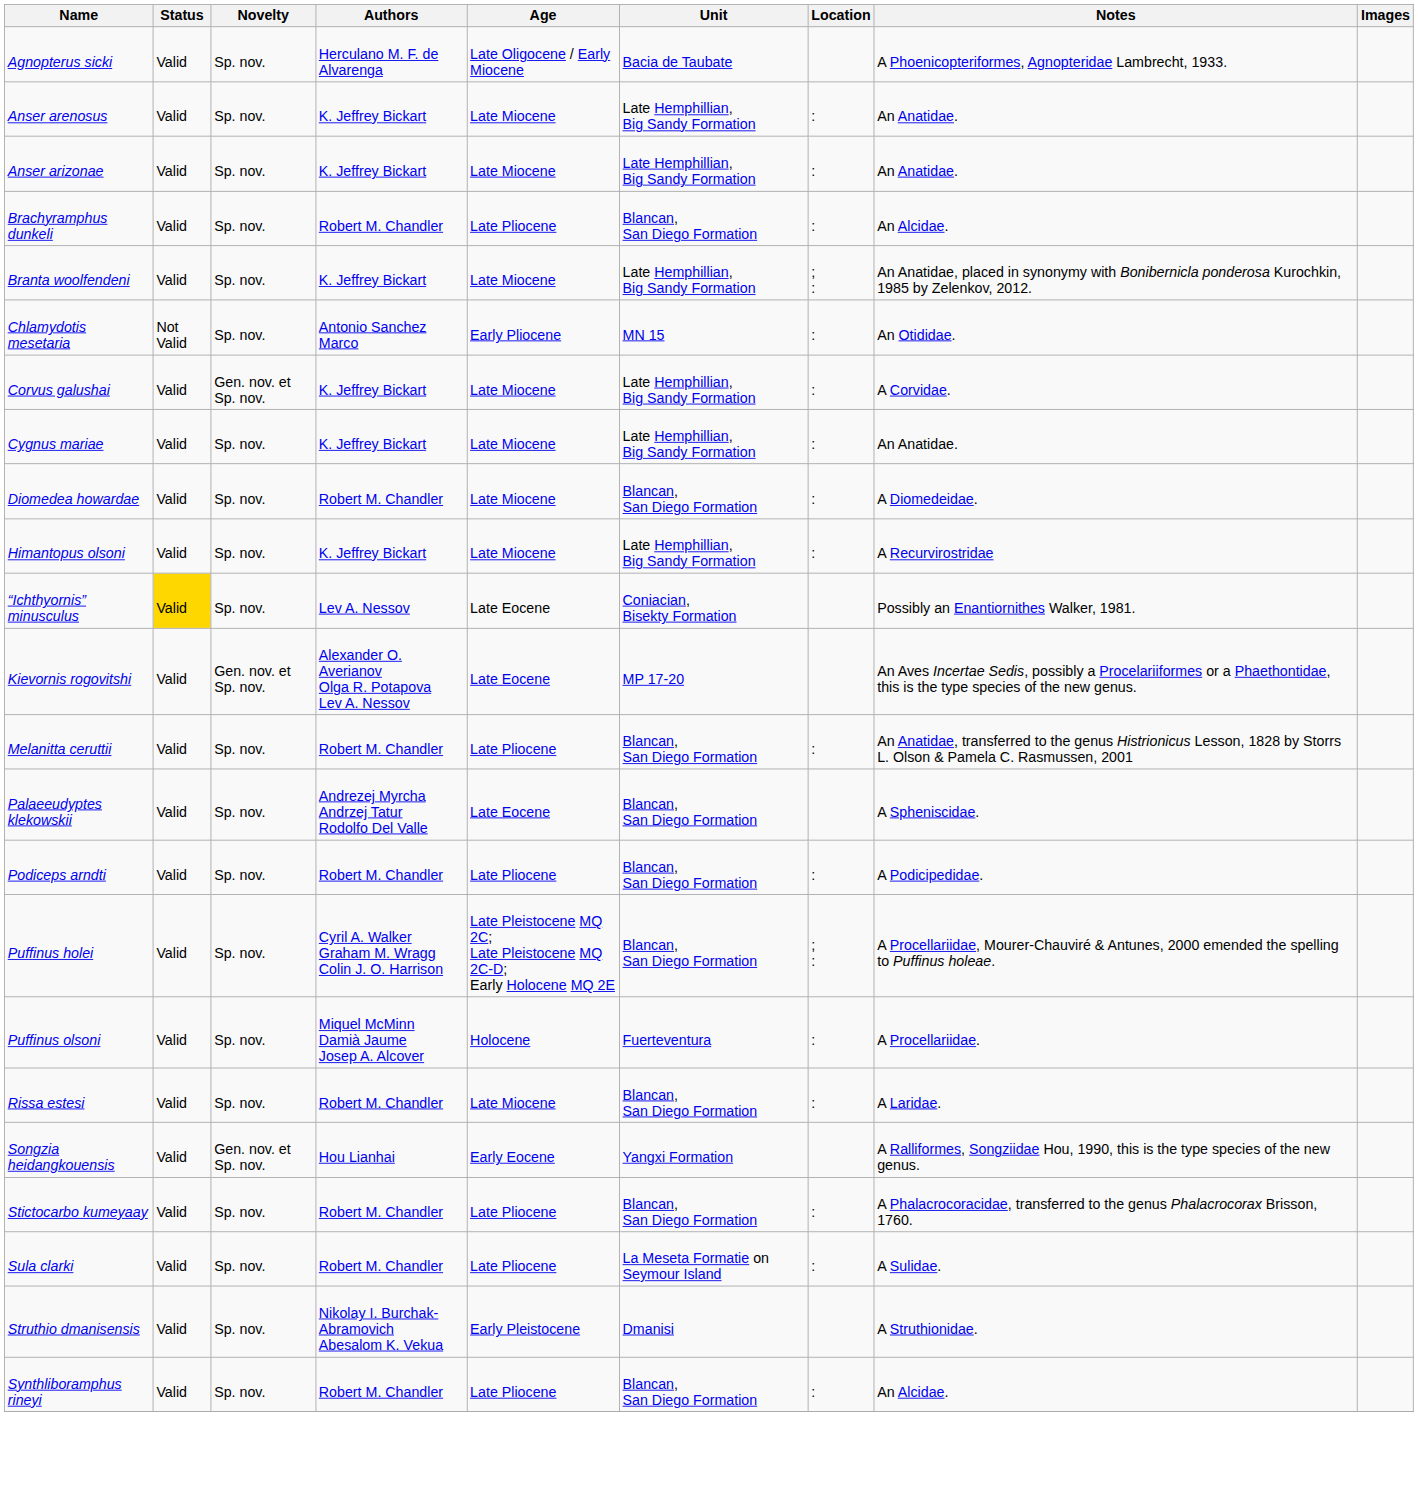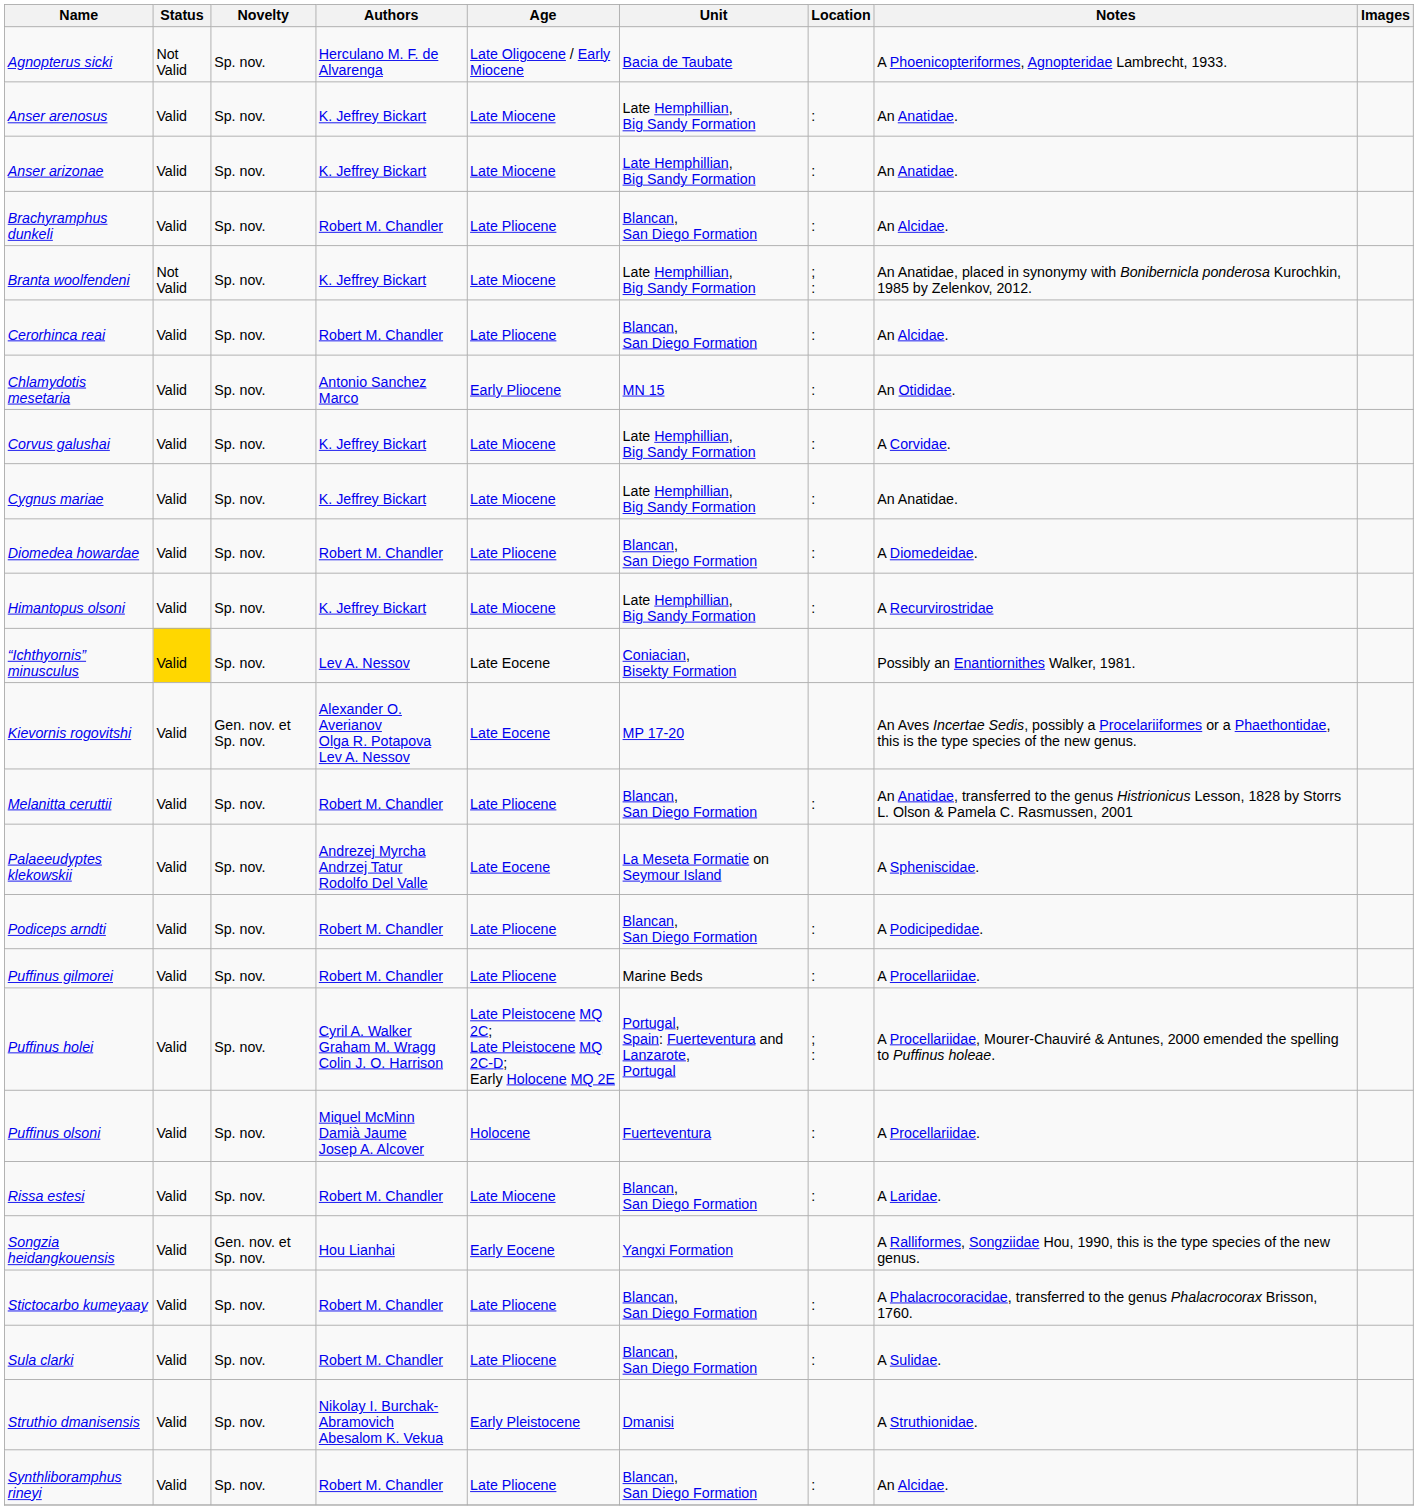(172, 62) Valid -> (172, 62) Not Valid
(172, 280) Valid -> (172, 280) Not Valid
+ row: (56, 335)
(172, 335) Not Valid -> (172, 390) Valid
(252, 390) Gen. nov. et Sp. nov. -> (240, 444) Sp. nov.
(513, 499) Late Miocene -> (513, 554) Late Pliocene
(690, 812) Blancan, San Diego Formation -> (696, 867) La Meseta Formatie on Seymour Island
+ row: (60, 976)
(690, 953) Blancan, San Diego Formation -> (703, 1047) Portugal, Spain: Fuerteventura and Lanzarote, Portugal
(696, 1267) La Meseta Formatie on Seymour Island -> (690, 1360) Blancan, San Diego Formation
